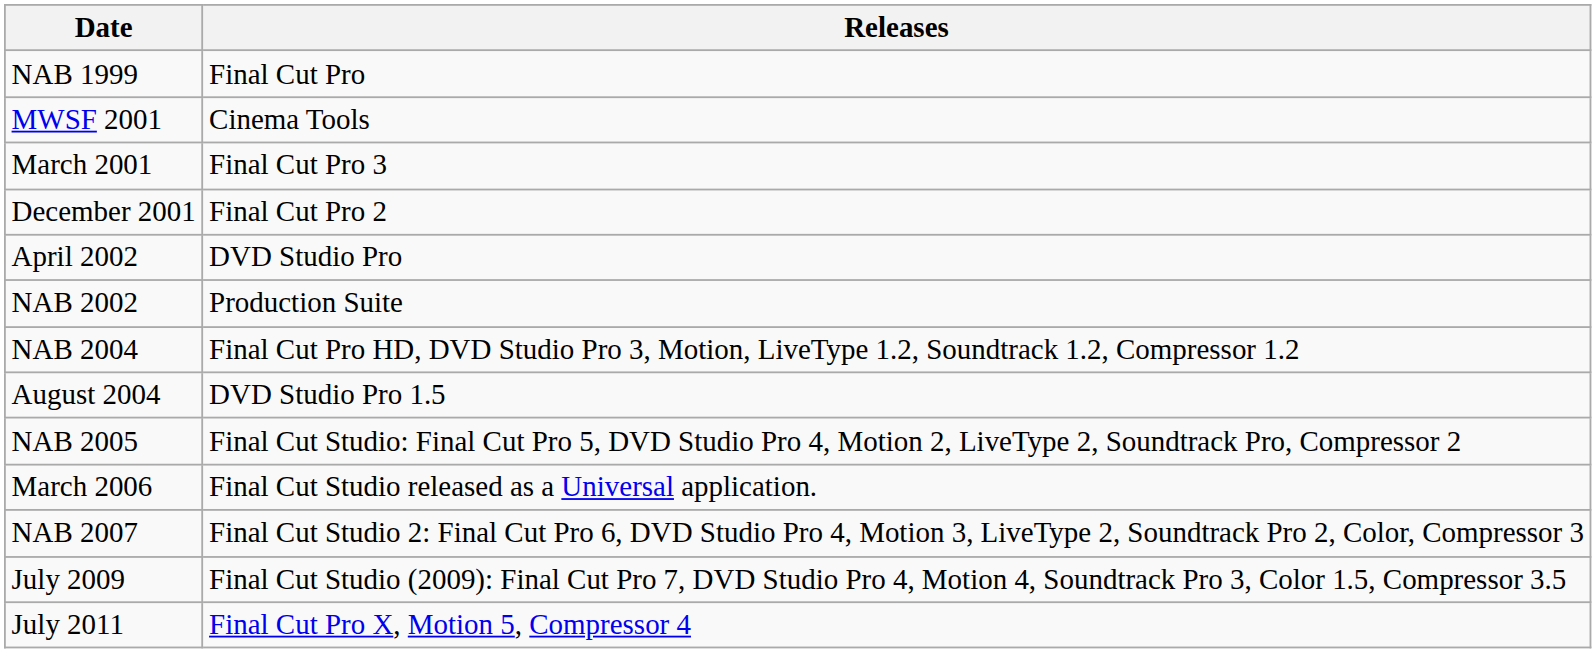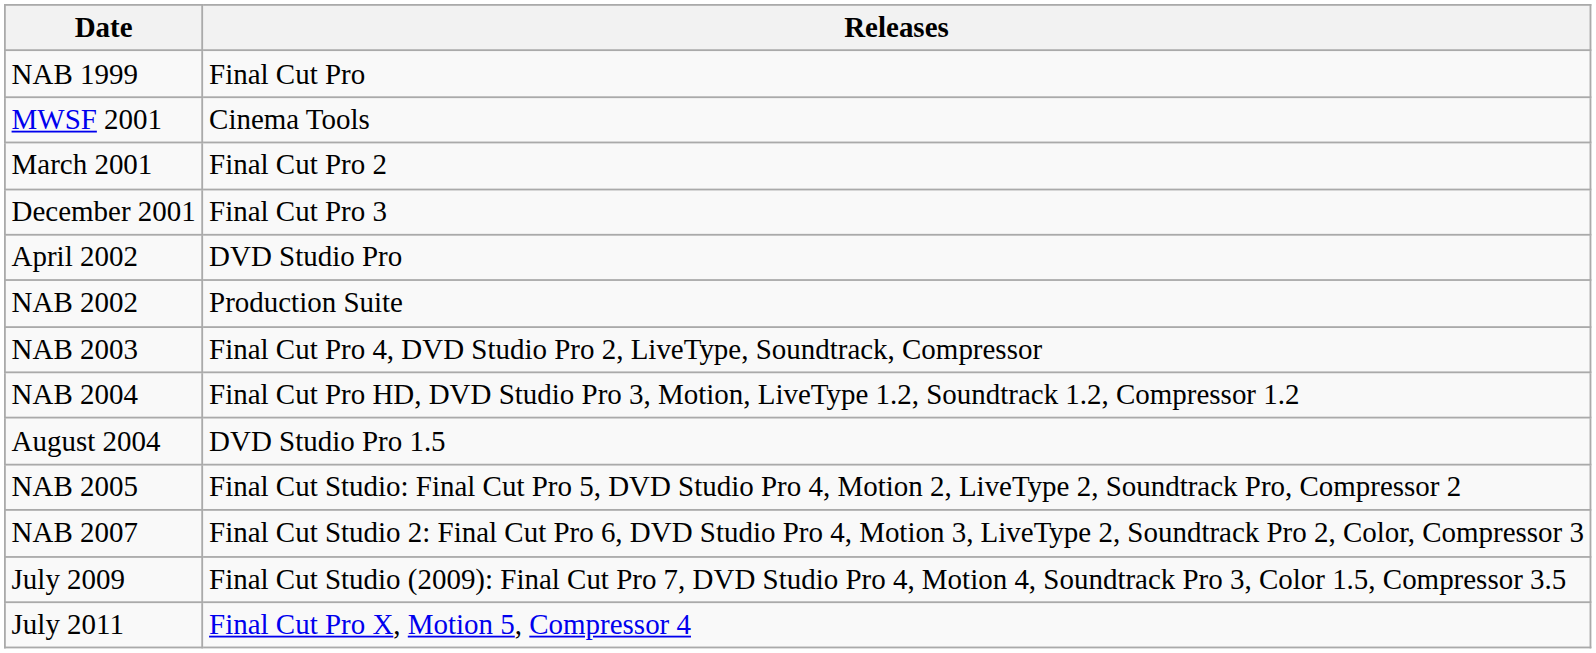(298, 165) Final Cut Pro 3 -> (298, 165) Final Cut Pro 2
(298, 211) Final Cut Pro 2 -> (298, 211) Final Cut Pro 3
+ row: (75, 348)
- row: (82, 486)
